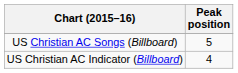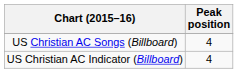(209, 42) 5 -> (209, 42) 4
